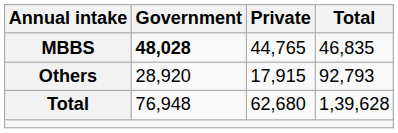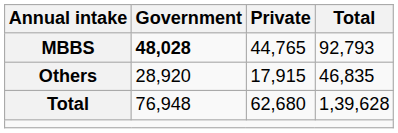(347, 47) 46,835 -> (347, 47) 92,793
(347, 76) 92,793 -> (347, 76) 46,835
